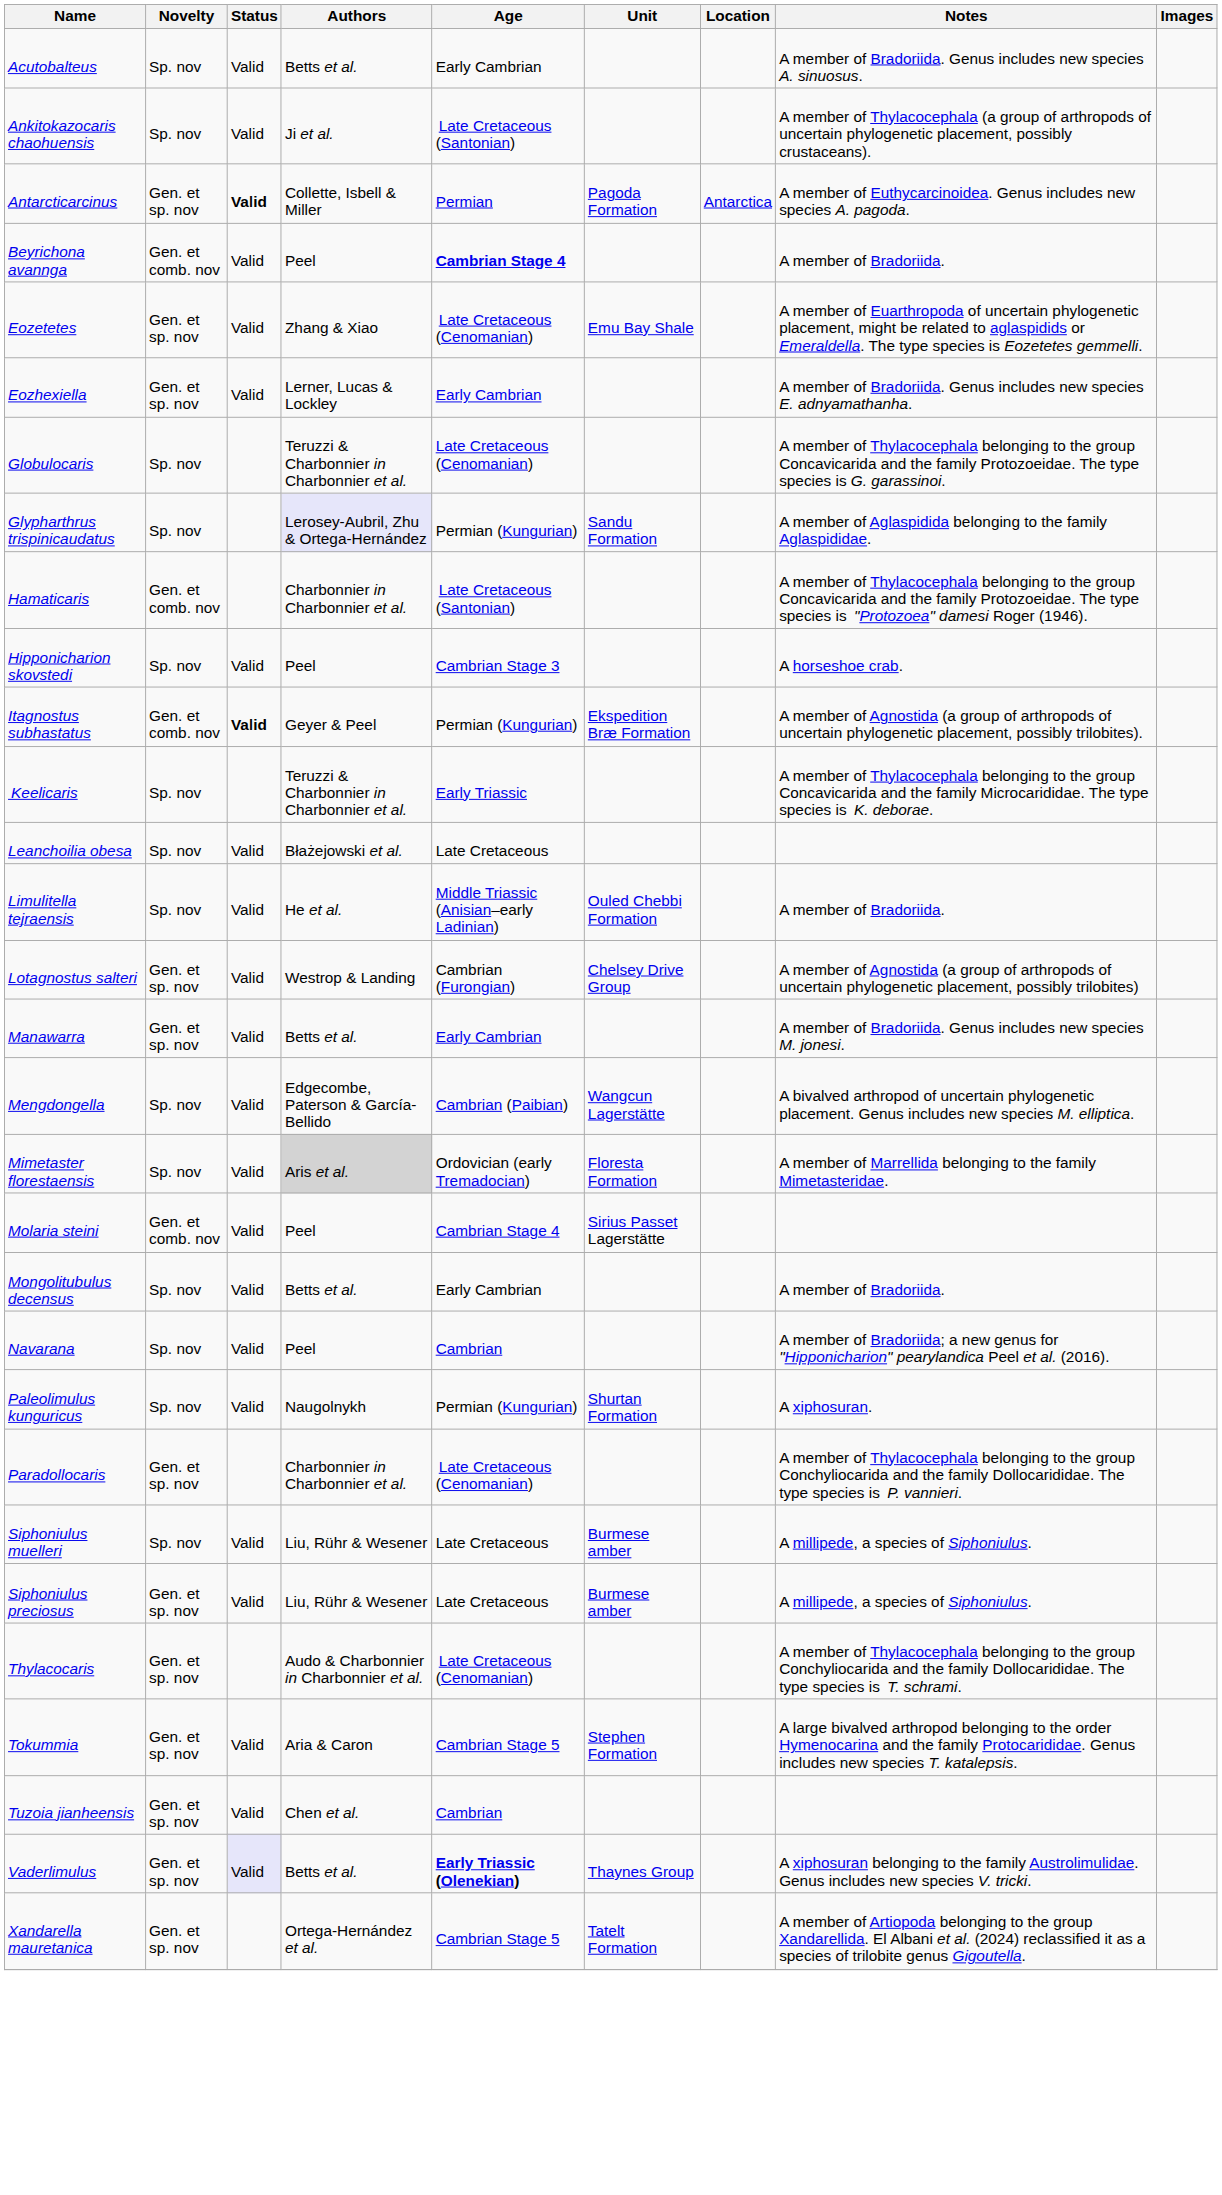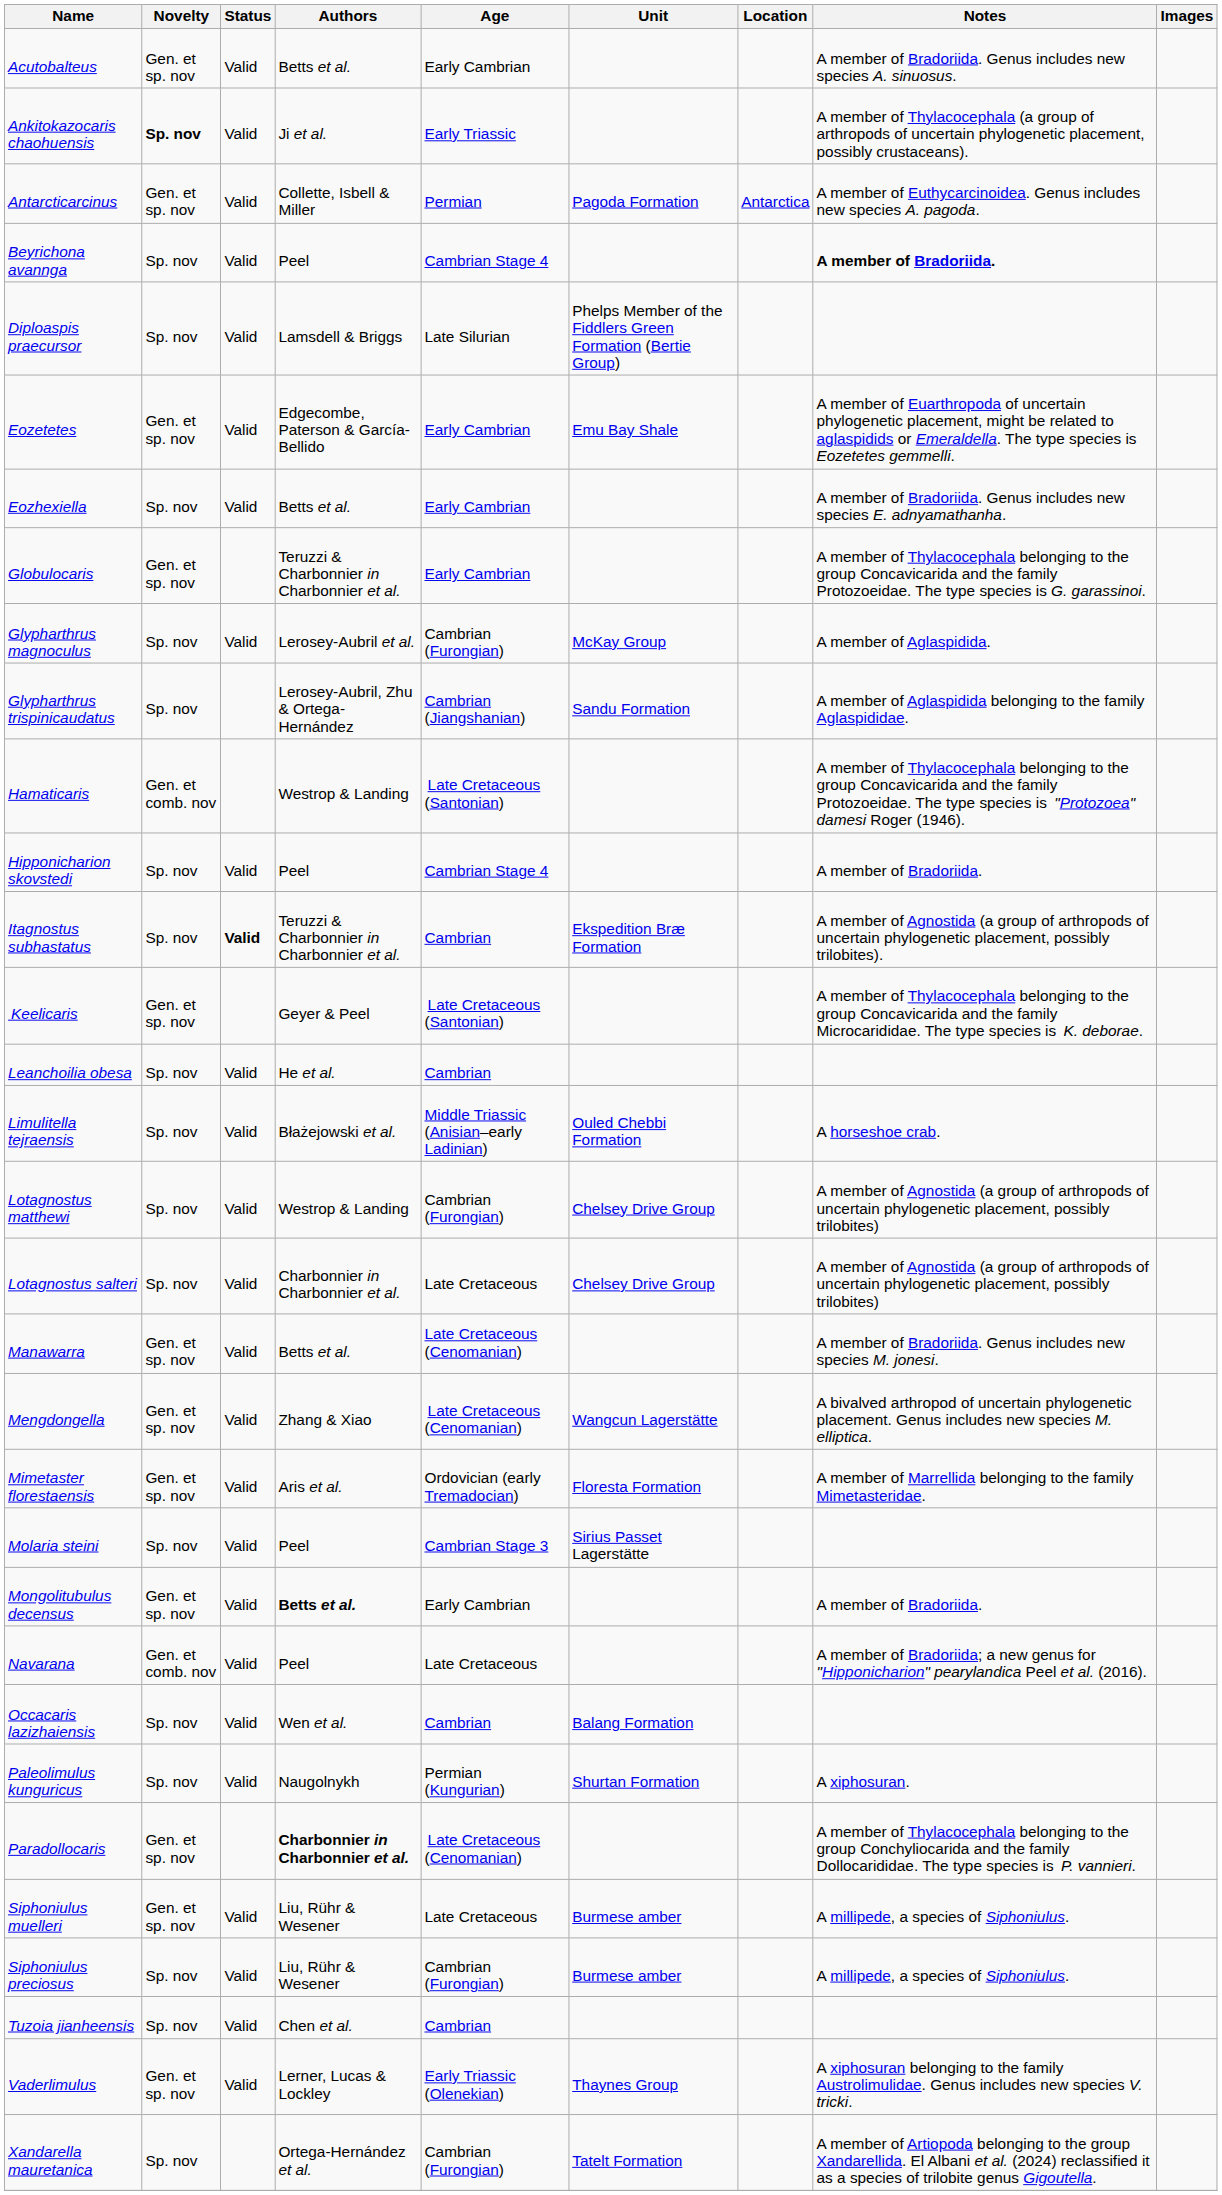(175, 66) Sp. nov -> (171, 66) Gen. et sp. nov
(175, 134) normal -> (173, 134) bold
(494, 134) Late Cretaceous (Santonian) -> (470, 134) Early Triassic
(249, 202) bold -> (241, 202) normal
(185, 260) Gen. et comb. nov -> (171, 260) Sp. nov
(501, 260) bold -> (486, 260) normal
(862, 260) normal -> (906, 260) bold
+ row: (45, 337)
(332, 328) Zhang & Xiao -> (344, 430) Edgecombe, Paterson & García-Bellido
(494, 328) Late Cretaceous (Cenomanian) -> (477, 430) Early Cambrian
(174, 396) Gen. et sp. nov -> (171, 506) Sp. nov
(339, 396) Lerner, Lucas & Lockley -> (315, 506) Betts et al.
(175, 463) Sp. nov -> (171, 574) Gen. et sp. nov
(492, 455) Late Cretaceous (Cenomanian) -> (477, 574) Early Cambrian
+ row: (52, 642)
(356, 531) lavender background -> (345, 709) no background
(507, 531) Permian (Kungurian) -> (475, 709) Cambrian (Jiangshanian)
(346, 598) Charbonnier in Charbonnier et al. -> (344, 794) Westrop & Landing
(498, 666) Cambrian Stage 3 -> (486, 870) Cambrian Stage 4
(841, 666) A horseshoe crab. -> (899, 870) A member of Bradoriida.
(185, 725) Gen. et comb. nov -> (171, 938) Sp. nov
(331, 725) Geyer & Peel -> (339, 938) Teruzzi & Charbonnier in Charbonnier et al.
(507, 725) Permian (Kungurian) -> (458, 938) Cambrian
(175, 792) Sp. nov -> (171, 1014) Gen. et sp. nov
(346, 792) Teruzzi & Charbonnier in Charbonnier et al. -> (324, 1014) Geyer & Peel
(481, 792) Early Triassic -> (482, 1014) Late Cretaceous (Santonian)
(344, 851) Błażejowski et al. -> (307, 1073) He et al.
(492, 851) Late Cretaceous -> (458, 1073) Cambrian
(314, 910) He et al. -> (337, 1132) Błażejowski et al.
(862, 910) A member of Bradoriida. -> (878, 1132) A horseshoe crab.
+ row: (50, 1208)
(174, 978) Gen. et sp. nov -> (171, 1284) Sp. nov
(350, 978) Westrop & Landing -> (339, 1284) Charbonnier in Charbonnier et al.
(475, 978) Cambrian (Furongian) -> (481, 1284) Late Cretaceous
(489, 1037) Early Cambrian -> (481, 1343) Late Cretaceous (Cenomanian)
(175, 1104) Sp. nov -> (171, 1419) Gen. et sp. nov
(351, 1104) Edgecombe, Paterson & García-Bellido -> (325, 1419) Zhang & Xiao
(502, 1104) Cambrian (Paibian) -> (482, 1419) Late Cretaceous (Cenomanian)
(175, 1172) Sp. nov -> (171, 1487) Gen. et sp. nov
(317, 1172) lightgrey background -> (310, 1487) no background
(185, 1231) Gen. et comb. nov -> (171, 1546) Sp. nov
(498, 1231) Cambrian Stage 4 -> (486, 1546) Cambrian Stage 3
(175, 1290) Sp. nov -> (171, 1605) Gen. et sp. nov
(321, 1290) normal -> (317, 1605) bold
(175, 1349) Sp. nov -> (181, 1664) Gen. et comb. nov
(469, 1349) Cambrian -> (481, 1664) Late Cretaceous
+ row: (52, 1722)
(346, 1475) normal -> (344, 1849) bold
(175, 1543) Sp. nov -> (171, 1916) Gen. et sp. nov
(174, 1601) Gen. et sp. nov -> (171, 1975) Sp. nov
(492, 1601) Late Cretaceous -> (464, 1975) Cambrian (Furongian)
- row: (51, 1669)
- row: (43, 1745)
(174, 1813) Gen. et sp. nov -> (171, 2026) Sp. nov
(247, 1872) lavender background -> (241, 2085) no background
(321, 1872) Betts et al. -> (332, 2085) Lerner, Lucas & Lockley
(485, 1872) bold -> (470, 2085) normal
(174, 1939) Gen. et sp. nov -> (171, 2161) Sp. nov
(498, 1939) Cambrian Stage 5 -> (464, 2161) Cambrian (Furongian)
